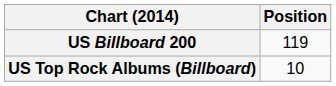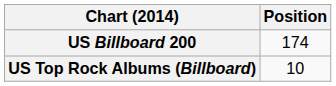(295, 42) 119 -> (295, 42) 174
